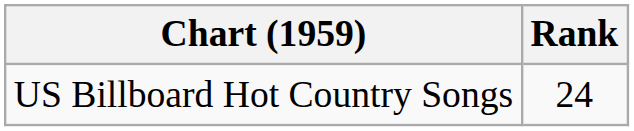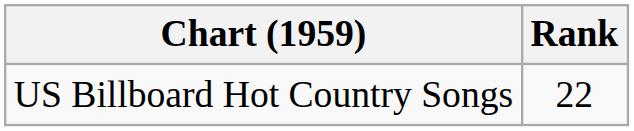(574, 93) 24 -> (574, 93) 22
